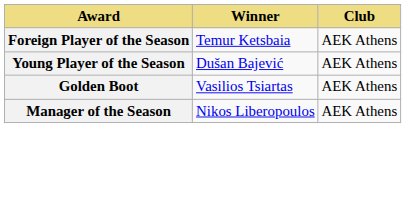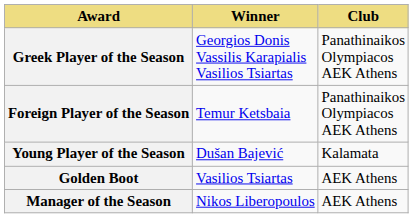+ row: (99, 56)
(359, 39) AEK Athens -> (363, 113) Panathinaikos Olympiacos AEK Athens
(359, 63) AEK Athens -> (350, 154) Kalamata
